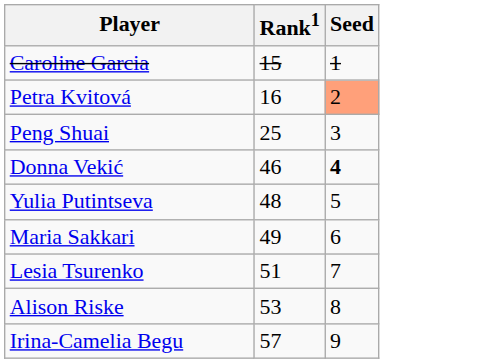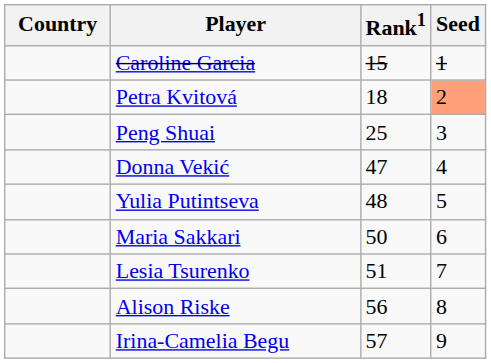+ column: (58, 24)
(271, 97) 16 -> (377, 97) 18
(271, 166) 46 -> (377, 166) 47
(335, 166) bold -> (442, 166) normal
(271, 236) 49 -> (377, 236) 50
(271, 305) 53 -> (377, 305) 56
